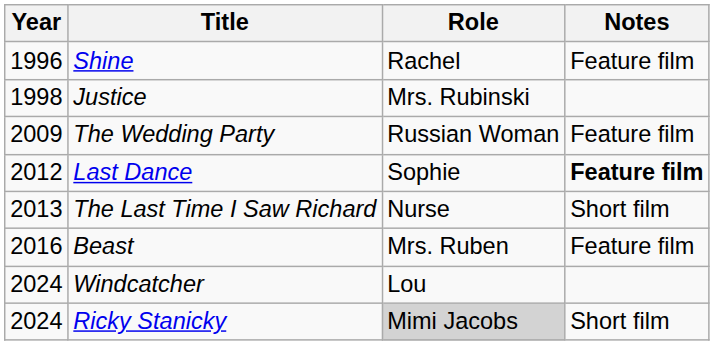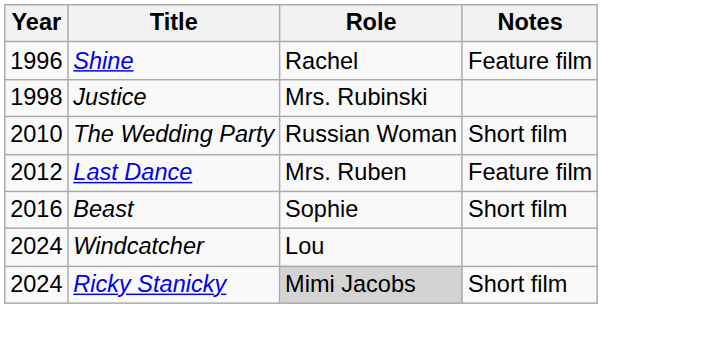(36, 135) 2009 -> (36, 135) 2010
(632, 135) Feature film -> (518, 135) Short film
(424, 172) Sophie -> (346, 172) Mrs. Ruben
(637, 172) bold -> (530, 172) normal
- row: (225, 209)
(448, 246) Mrs. Ruben -> (322, 209) Sophie
(632, 246) Feature film -> (518, 209) Short film
